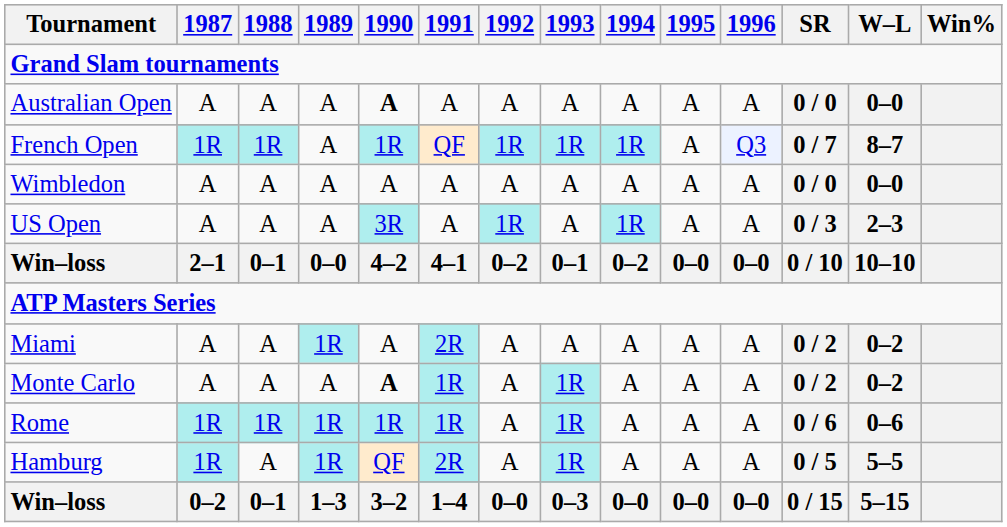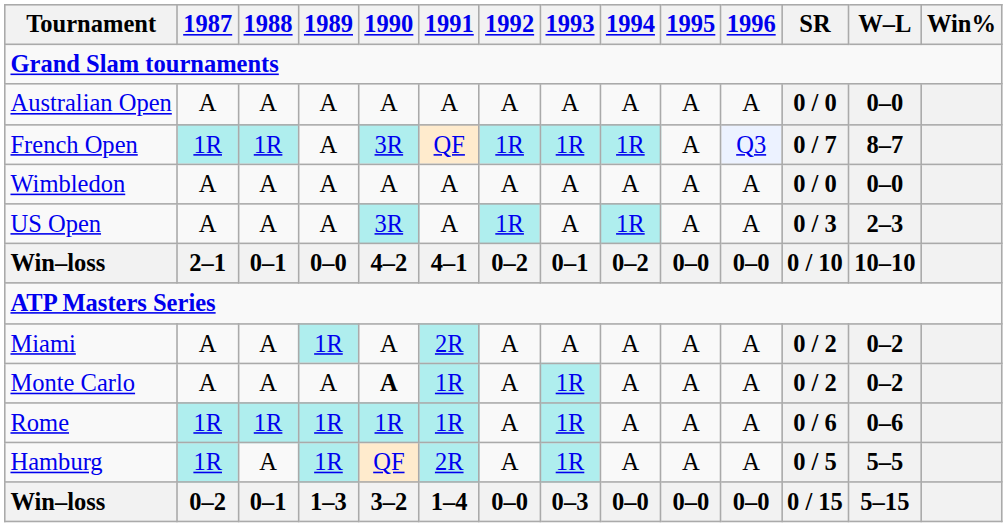(389, 103) bold -> (389, 103) normal
(389, 143) 1R -> (389, 143) 3R
